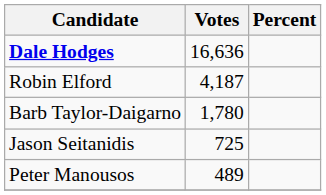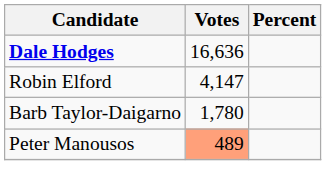(222, 81) 4,187 -> (222, 81) 4,147
- row: (72, 143)
(229, 174) no background -> (229, 143) lightsalmon background
